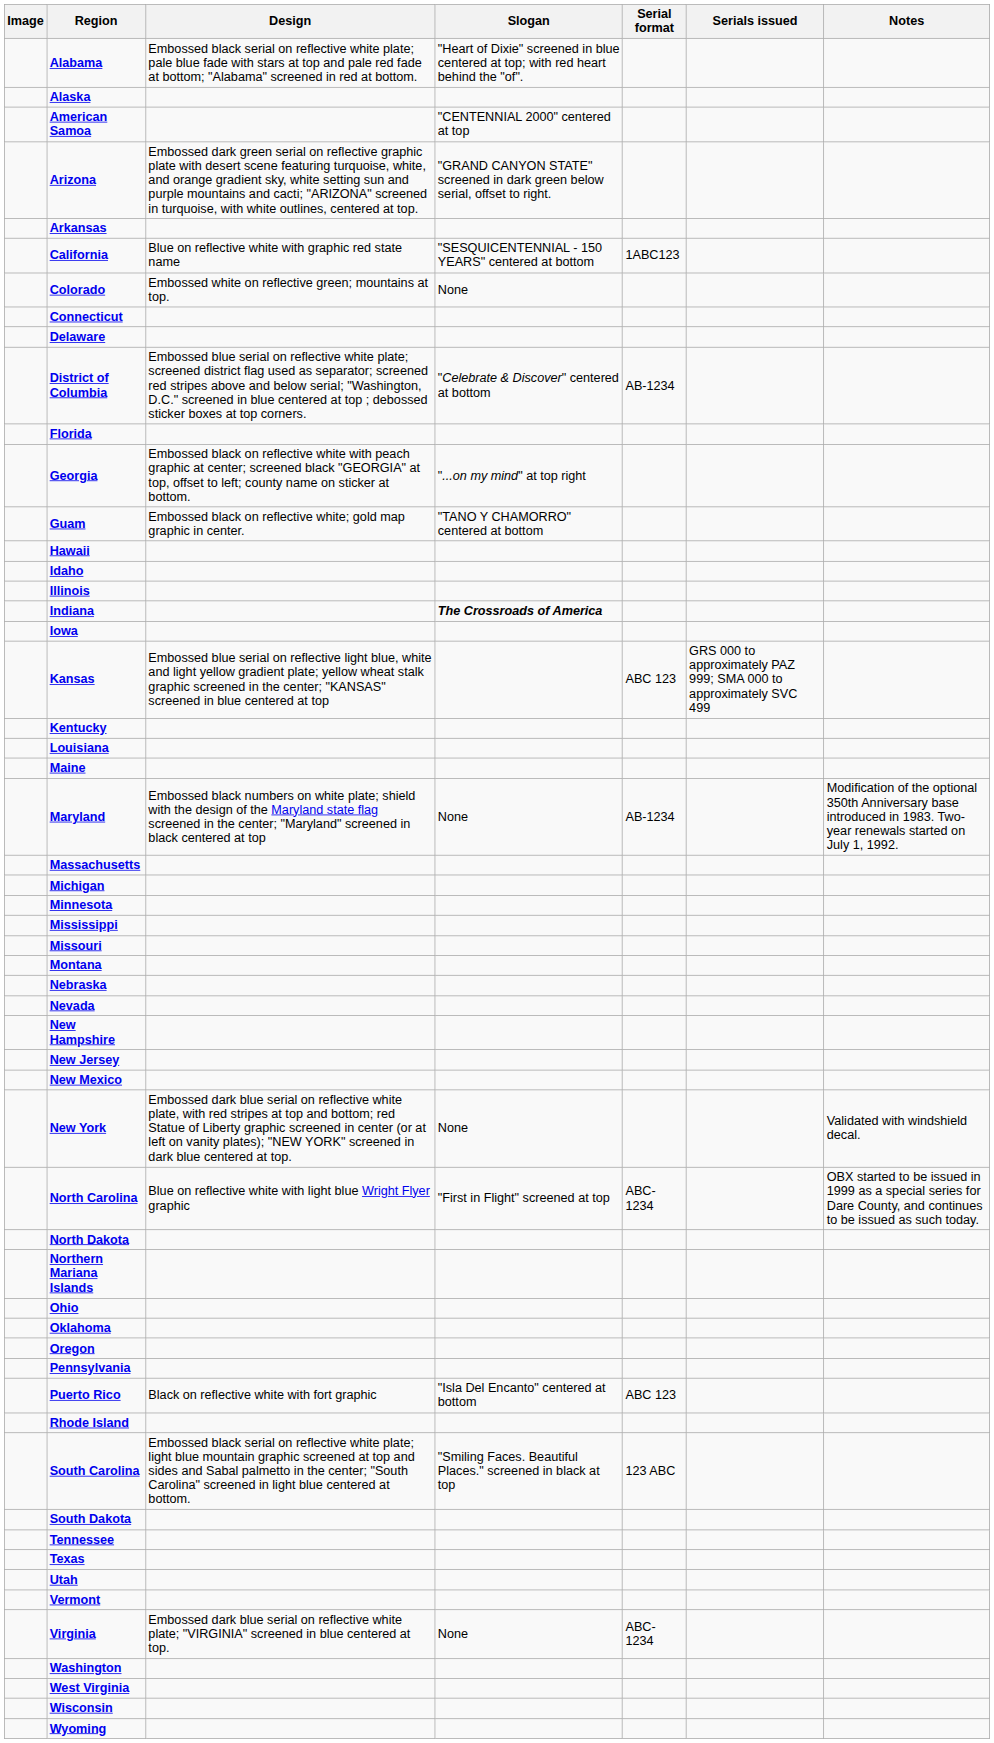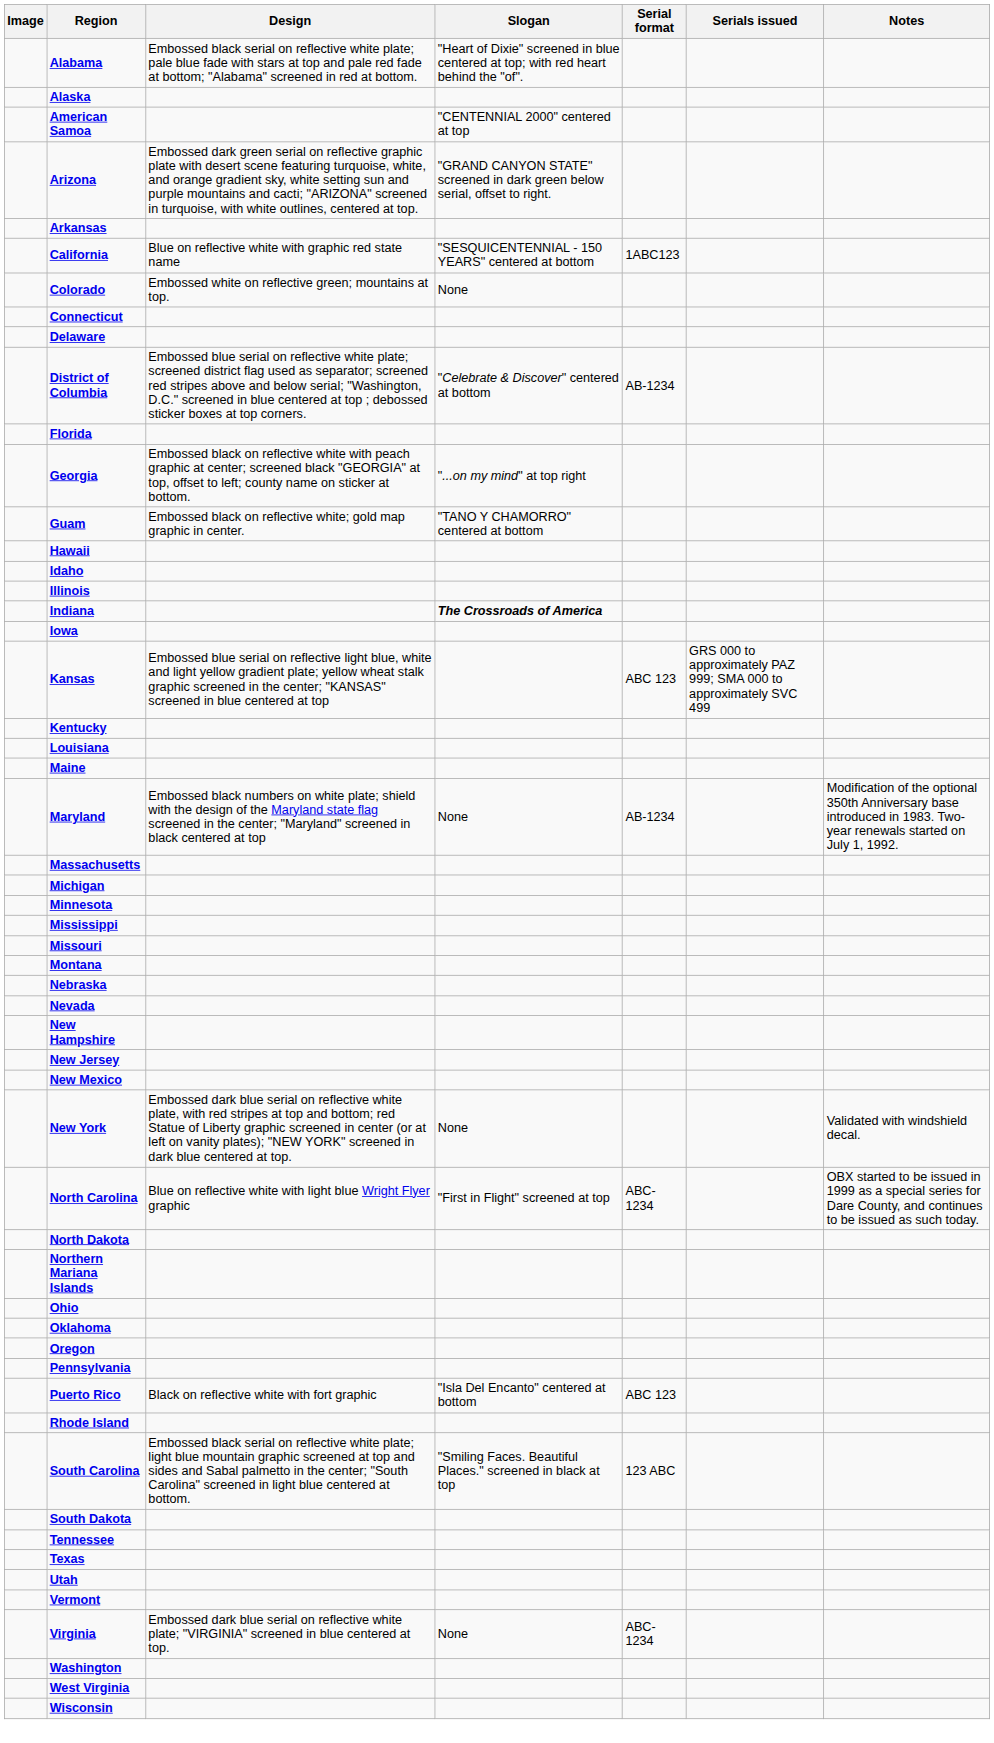- row: (78, 1728)
